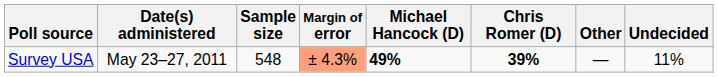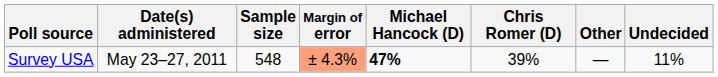(385, 59) 49% -> (385, 59) 47%
(524, 59) bold -> (524, 59) normal
